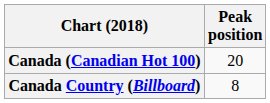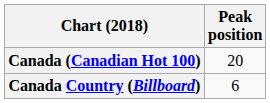(235, 85) 8 -> (235, 85) 6
